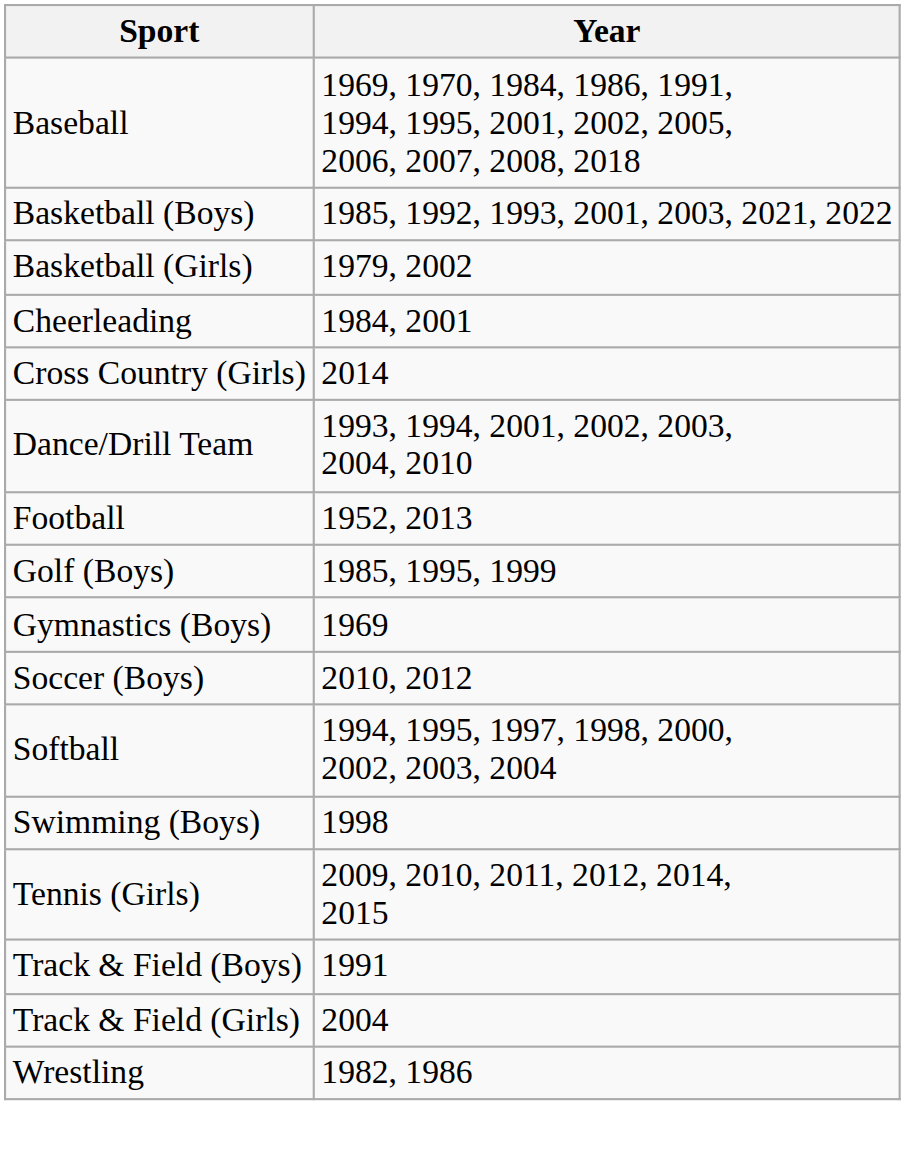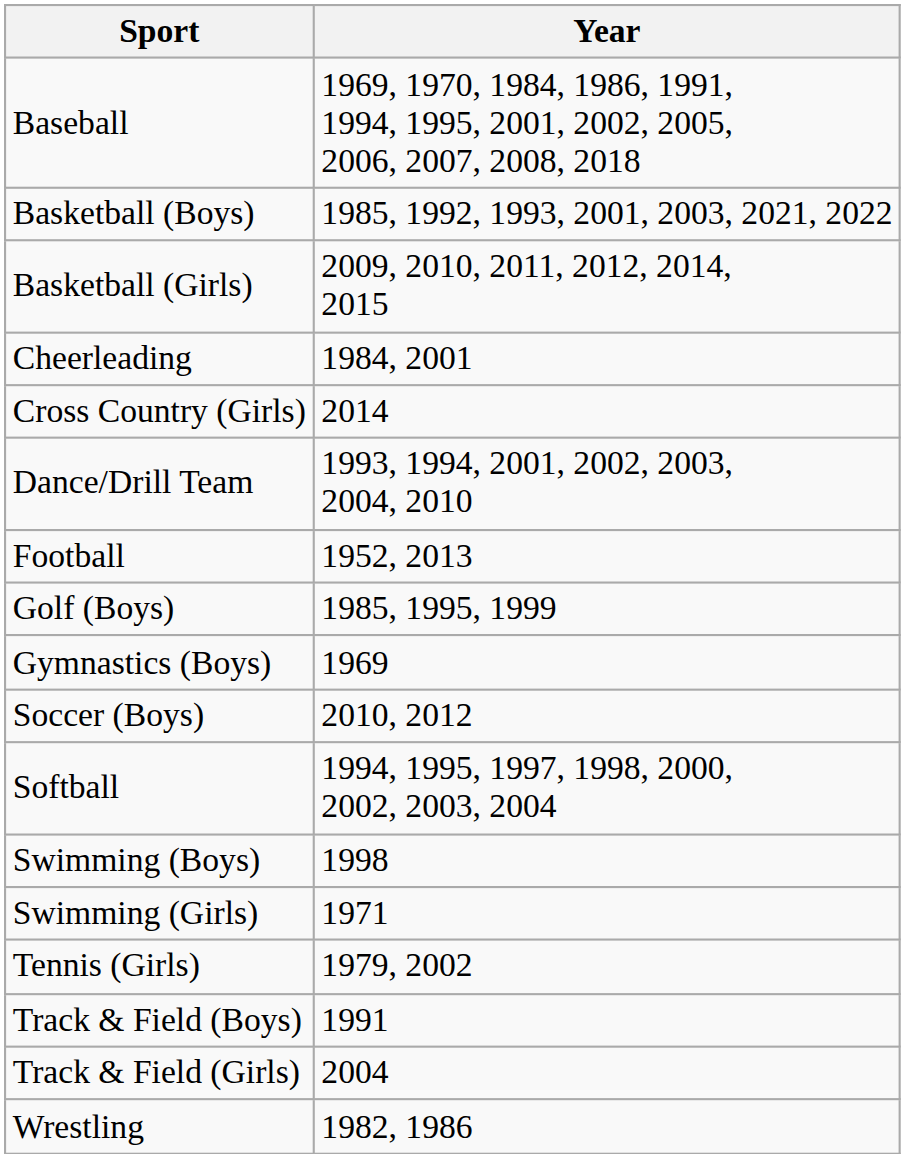(397, 266) 1979, 2002 -> (527, 285) 2009, 2010, 2011, 2012, 2014, 2015
+ row: (136, 912)
(527, 893) 2009, 2010, 2011, 2012, 2014, 2015 -> (397, 966) 1979, 2002
